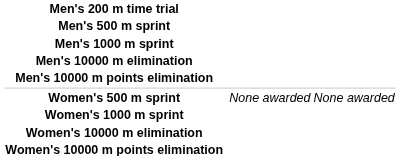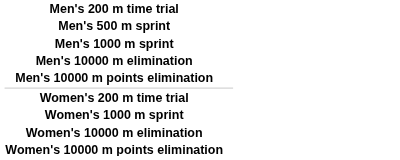+ row: (114, 98)
- row: (114, 98)
